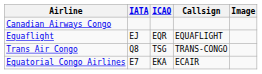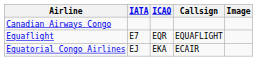(134, 37) EJ -> (134, 37) E7
- row: (42, 50)
(134, 62) E7 -> (134, 50) EJ
